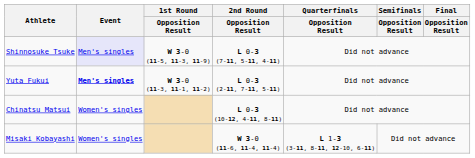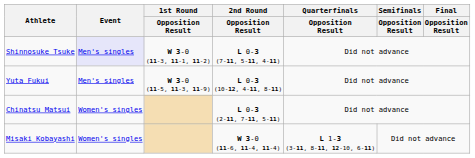(178, 55) W 3-0 (11-5, 11-3, 11-9) -> (178, 55) W 3-0 (11-3, 11-1, 11-2)
(106, 80) bold -> (106, 80) normal
(178, 84) W 3-0 (11-3, 11-1, 11-2) -> (178, 84) W 3-0 (11-5, 11-3, 11-9)
(248, 84) L 0-3 (2-11, 7-11, 5-11) -> (248, 84) L 0-3 (10-12, 4-11, 8-11)
(248, 113) L 0-3 (10-12, 4-11, 8-11) -> (248, 113) L 0-3 (2-11, 7-11, 5-11)
